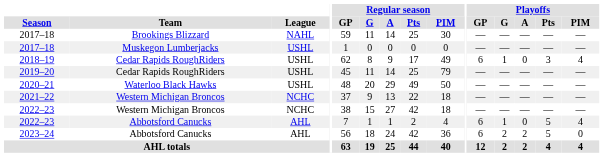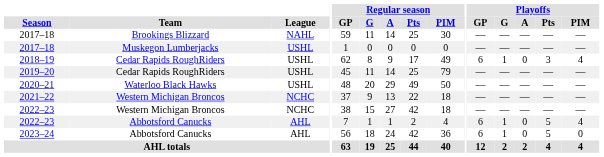(504, 134) 2 -> (504, 134) 1
(525, 134) 2 -> (525, 134) 0
